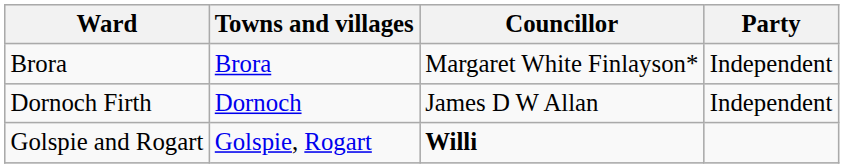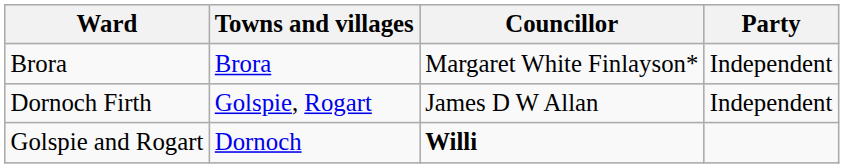(258, 102) Dornoch -> (293, 102) Golspie, Rogart
(293, 142) Golspie, Rogart -> (258, 142) Dornoch
